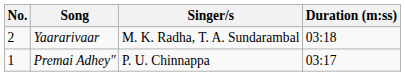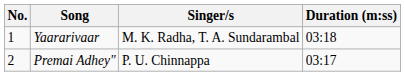(11, 38) 2 -> (11, 38) 1
(11, 60) 1 -> (11, 60) 2
